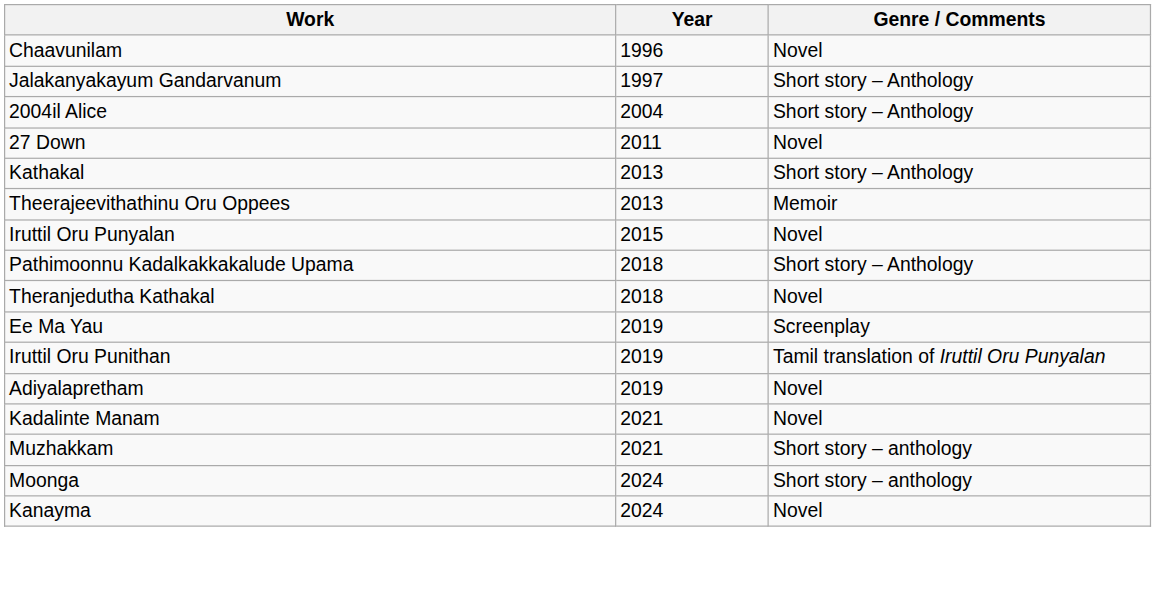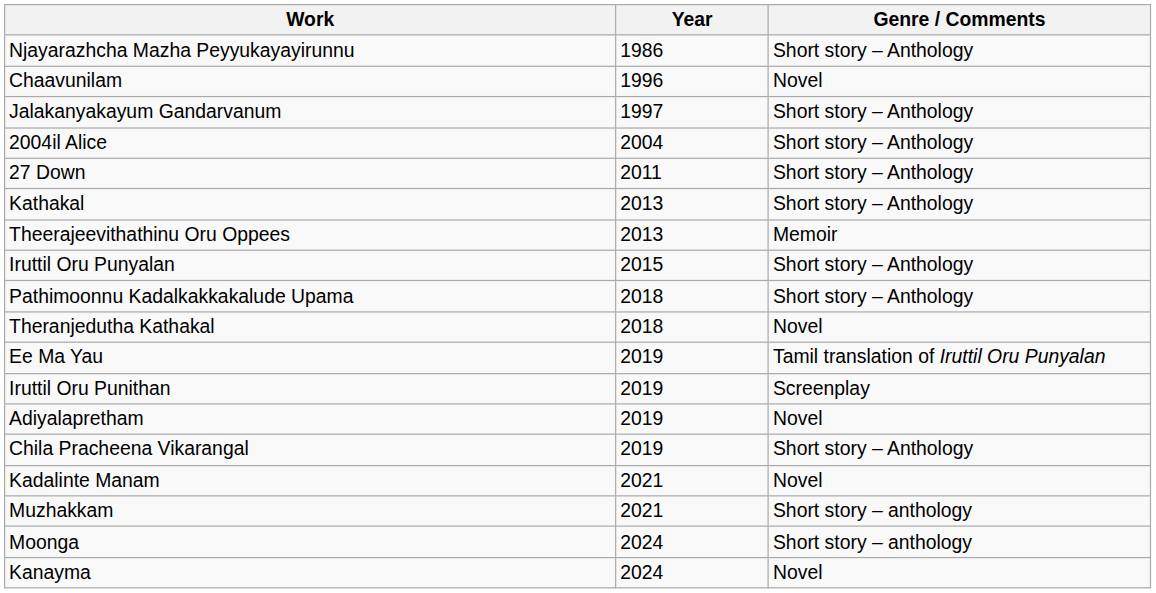+ row: (182, 50)
(798, 142) Novel -> (873, 173) Short story – Anthology
(798, 234) Novel -> (873, 265) Short story – Anthology
(821, 326) Screenplay -> (939, 357) Tamil translation of Iruttil Oru Punyalan
(939, 357) Tamil translation of Iruttil Oru Punyalan -> (821, 388) Screenplay
+ row: (129, 449)
